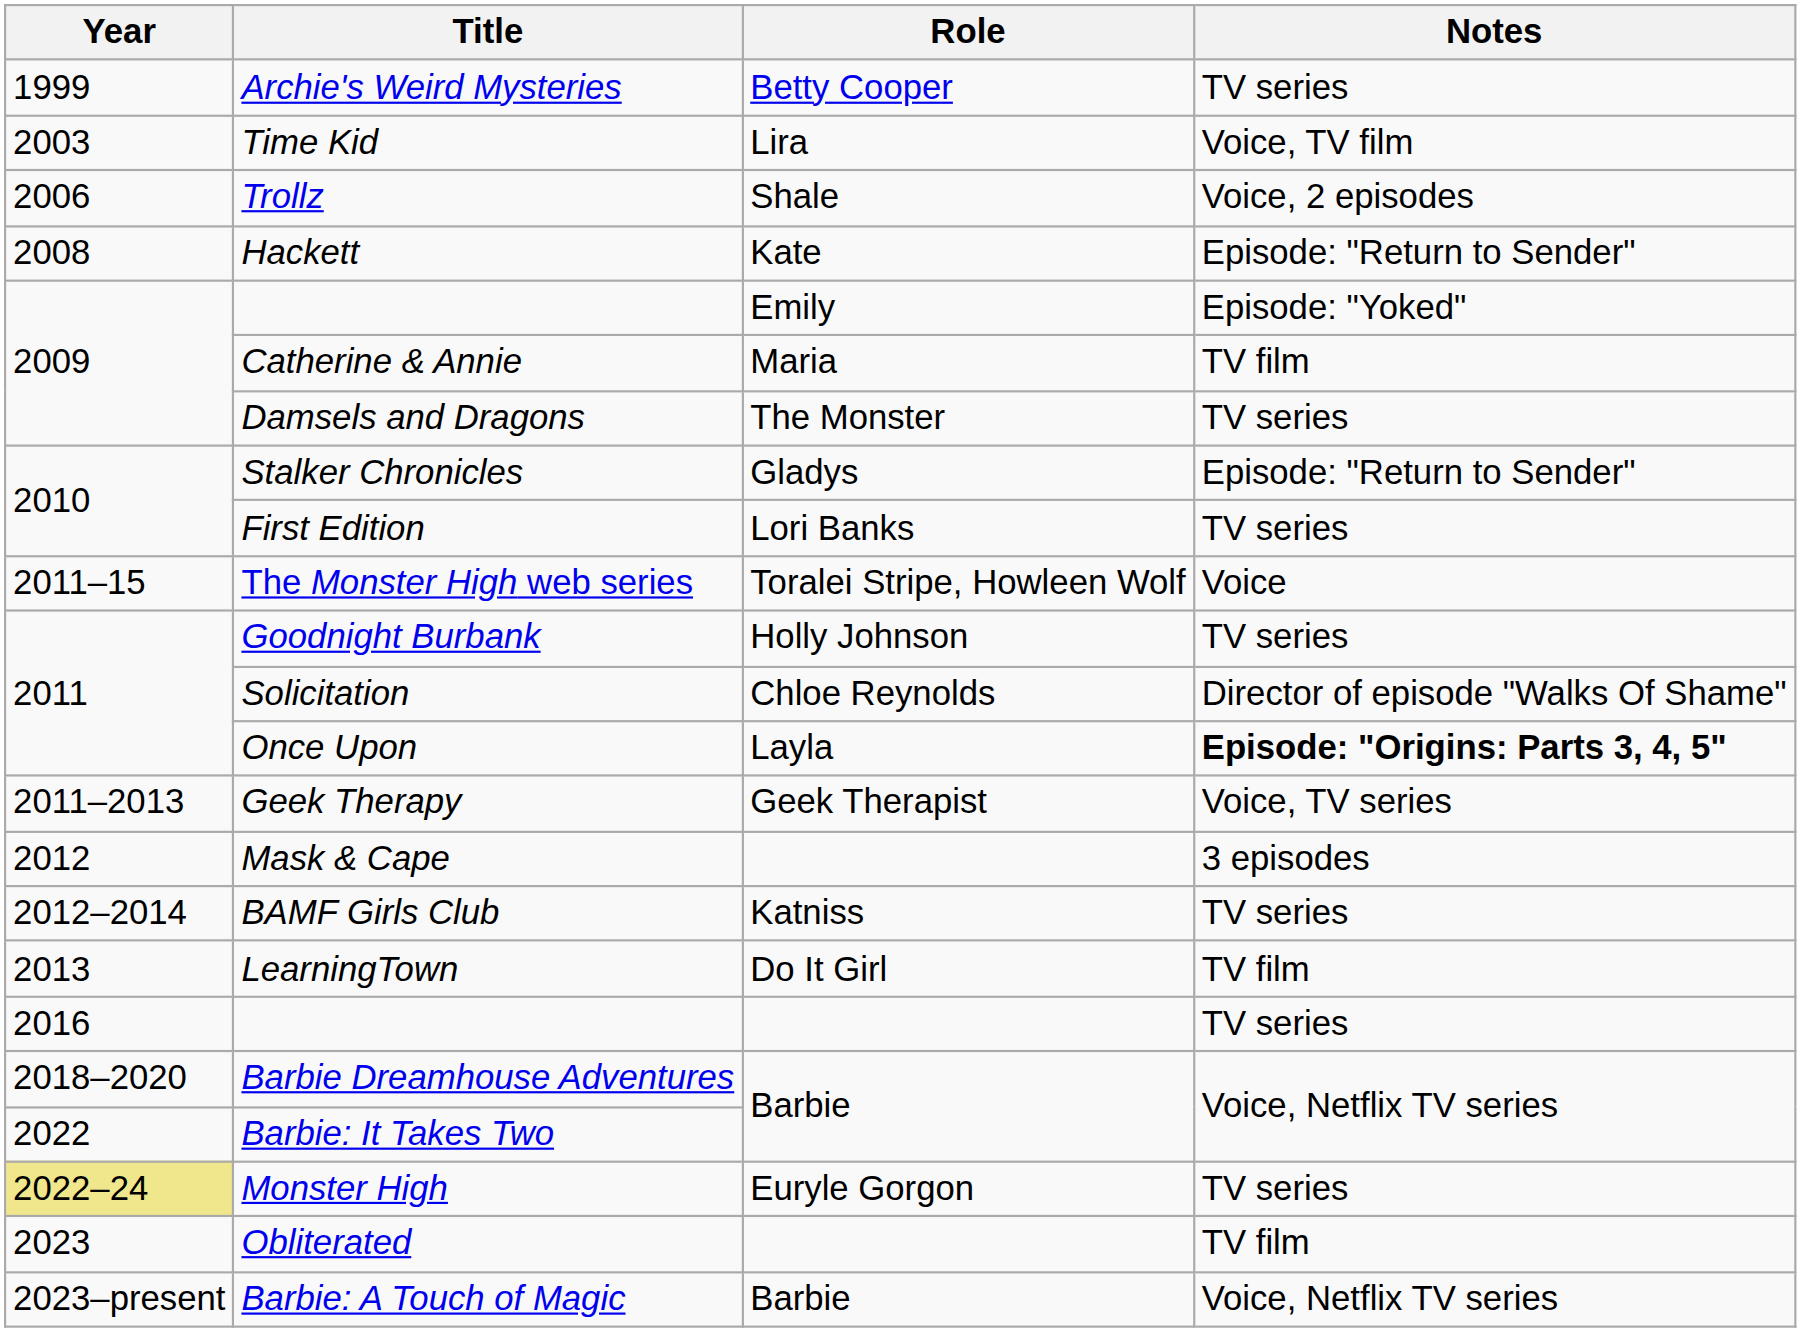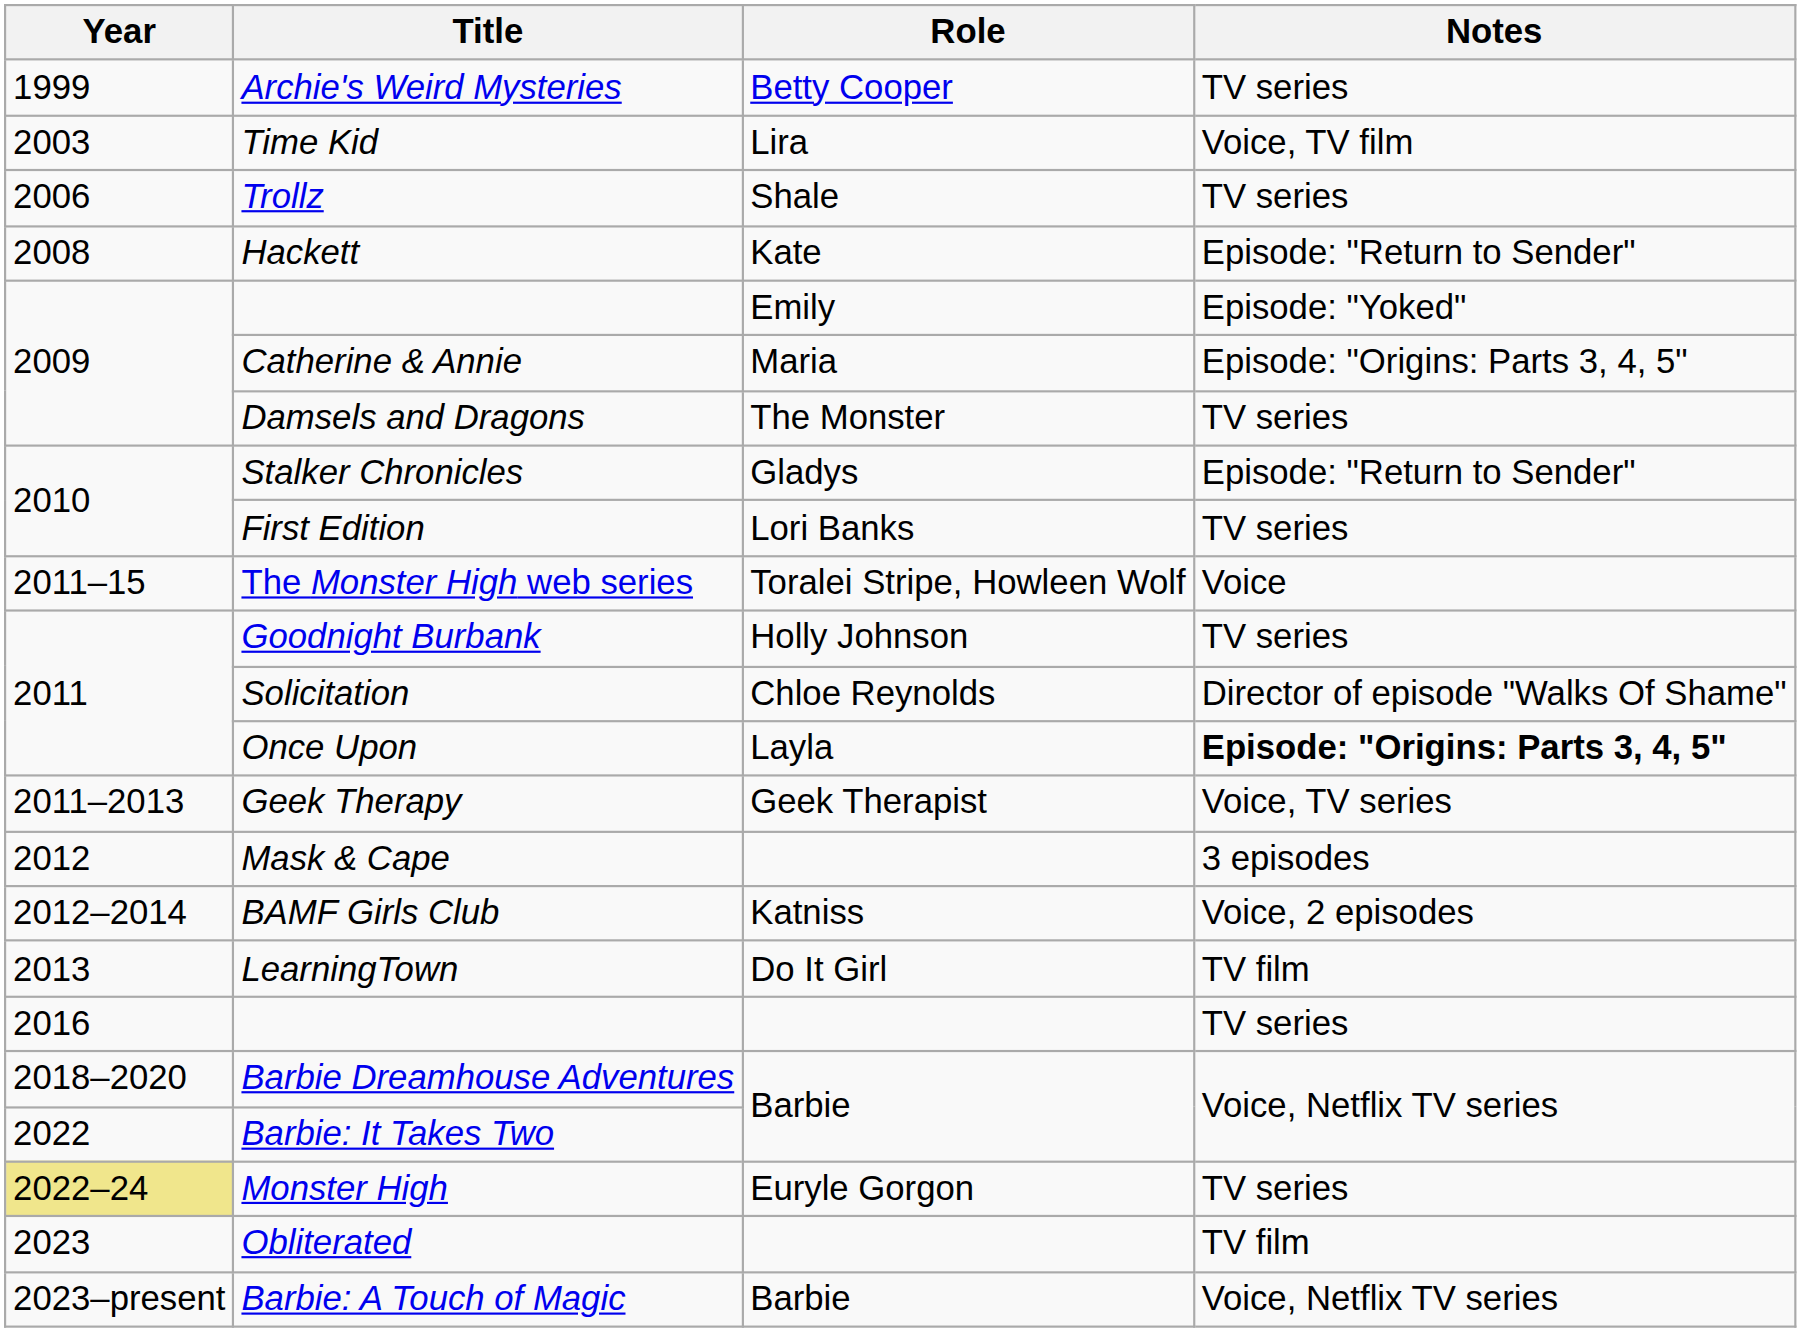(1338, 197) Voice, 2 episodes -> (1275, 197) TV series
(1256, 362) TV film -> (1445, 362) Episode: "Origins: Parts 3, 4, 5"
(1275, 913) TV series -> (1338, 913) Voice, 2 episodes
